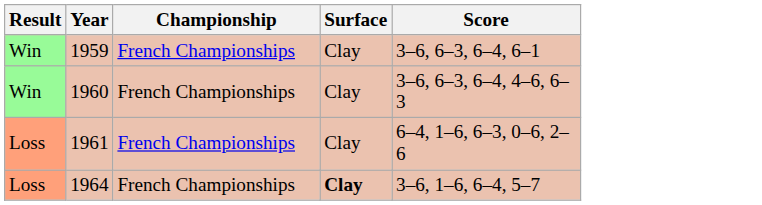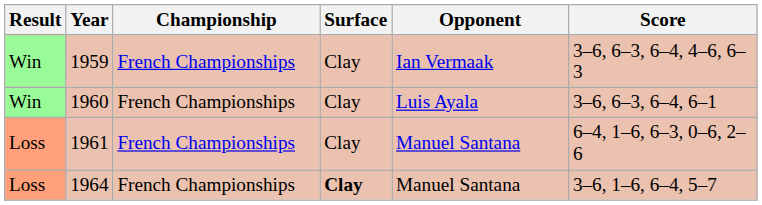+ column: (480, 19)
(468, 50) 3–6, 6–3, 6–4, 6–1 -> (659, 60) 3–6, 6–3, 6–4, 4–6, 6–3
(482, 91) 3–6, 6–3, 6–4, 4–6, 6–3 -> (645, 102) 3–6, 6–3, 6–4, 6–1
